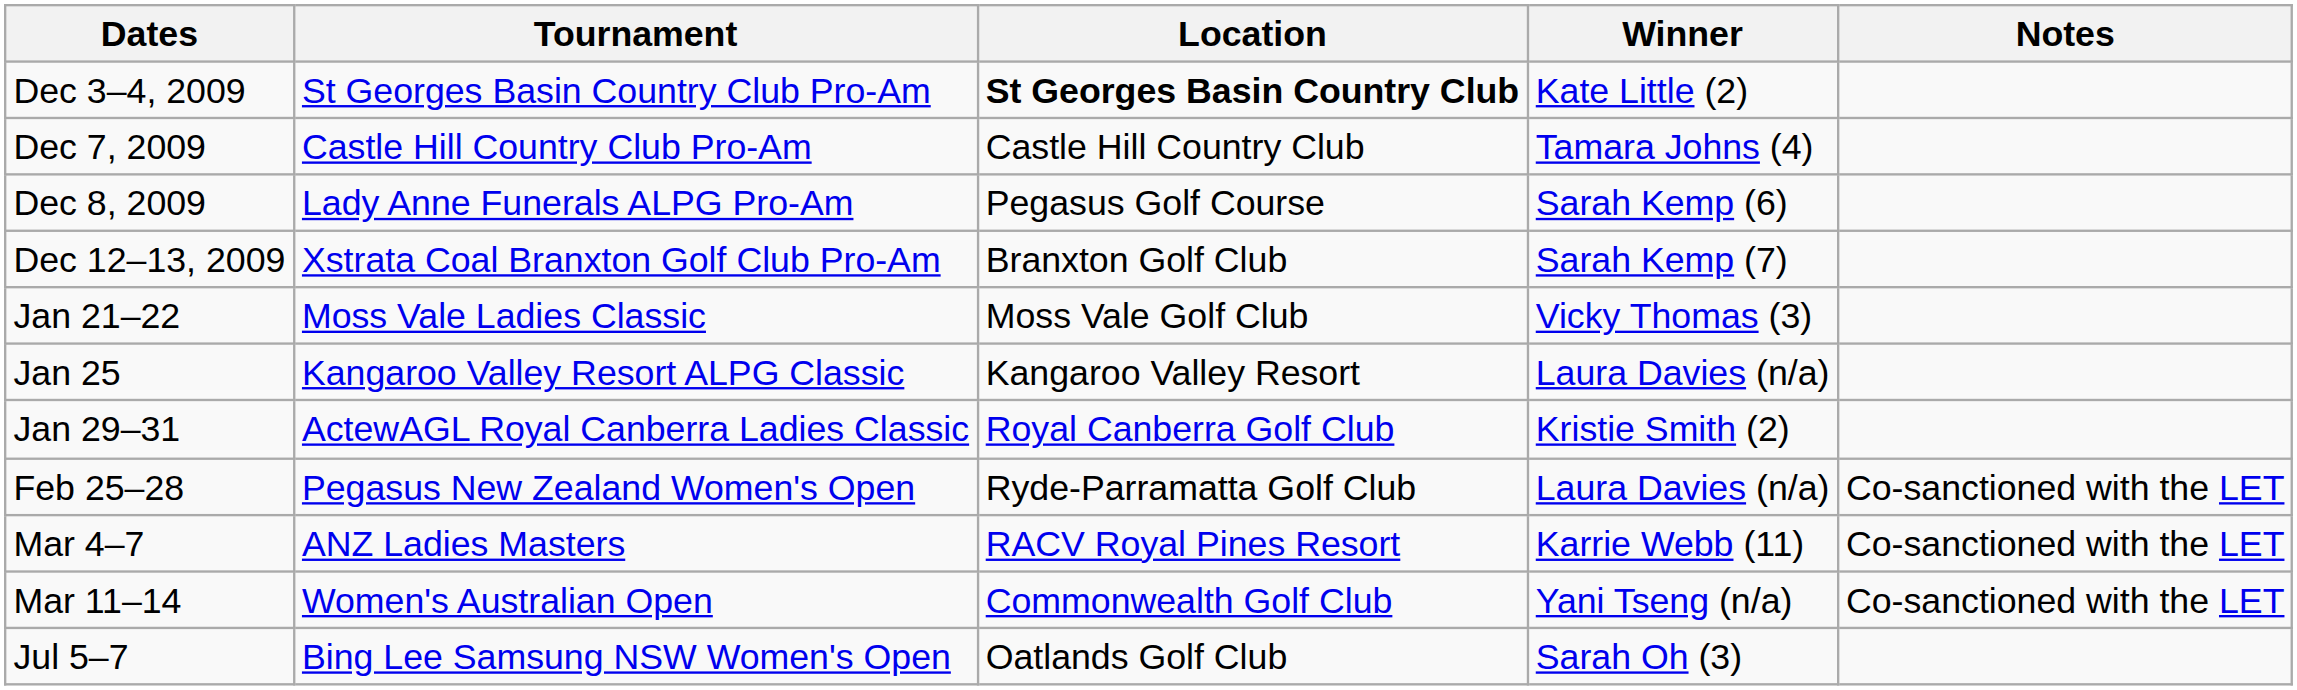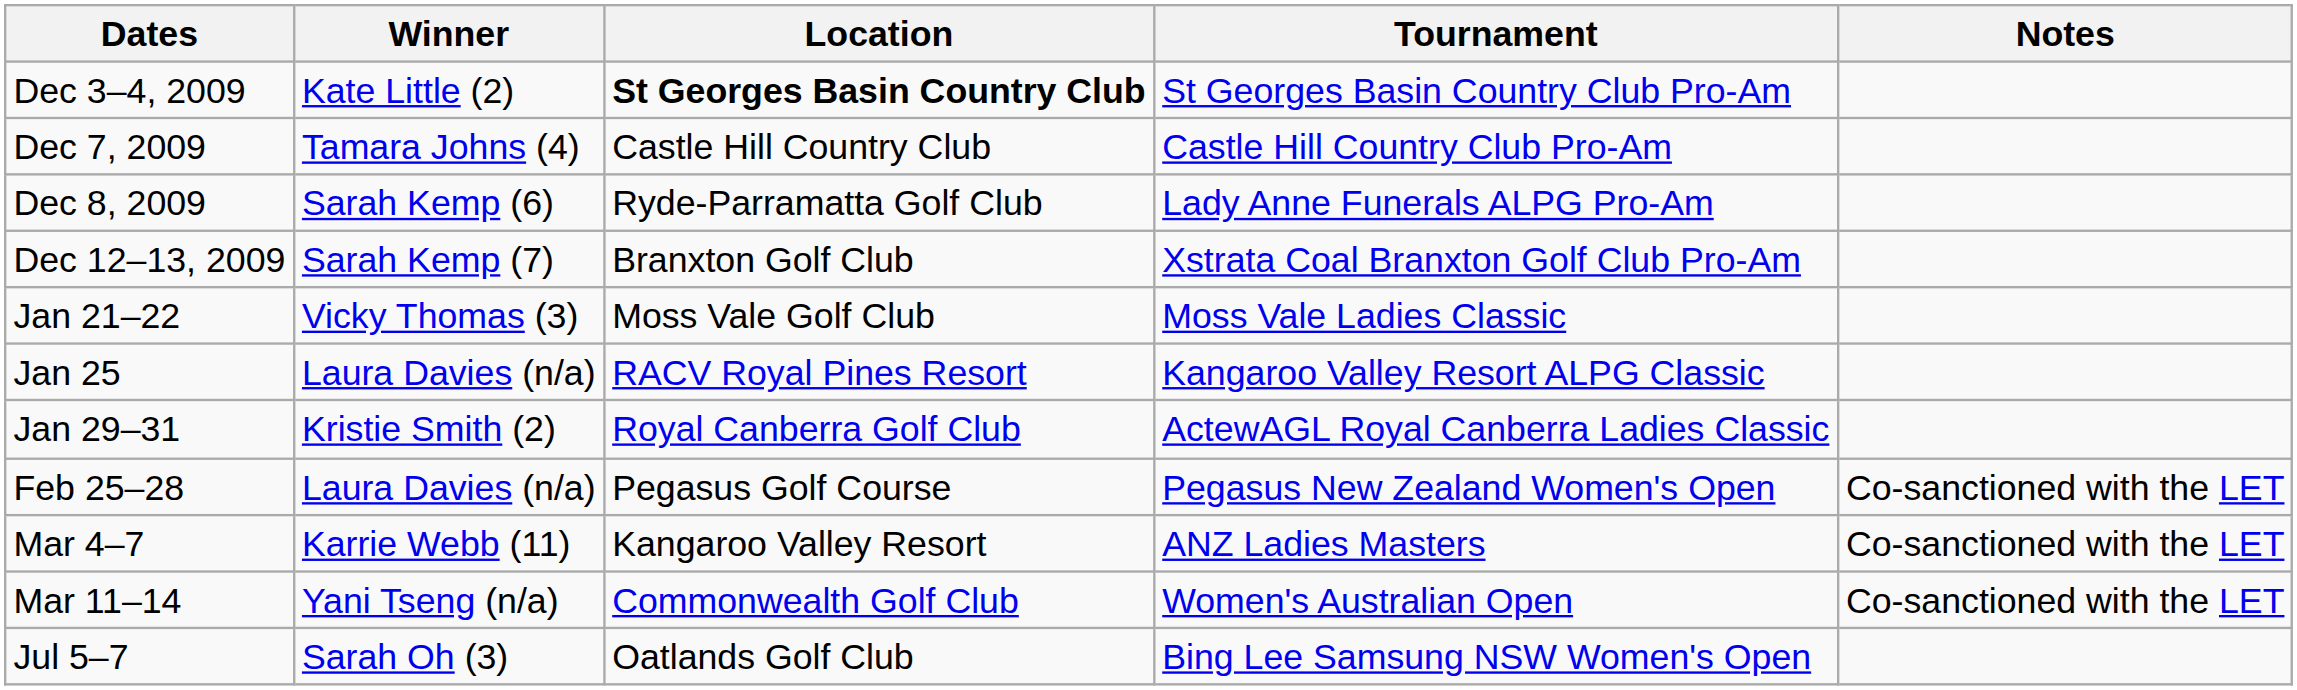columns swapped: (636, 34) <-> (1683, 34)
(1155, 203) Pegasus Golf Course -> (827, 203) Ryde-Parramatta Golf Club
(1173, 373) Kangaroo Valley Resort -> (819, 373) RACV Royal Pines Resort
(1201, 486) Ryde-Parramatta Golf Club -> (782, 486) Pegasus Golf Course
(1193, 543) RACV Royal Pines Resort -> (799, 543) Kangaroo Valley Resort
